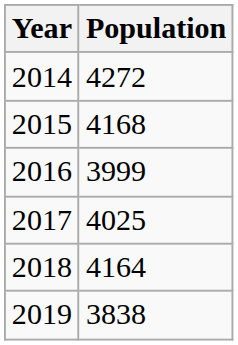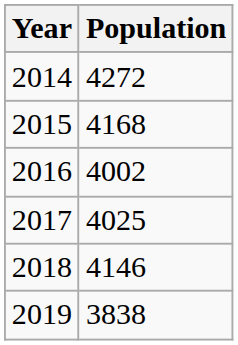(116, 171) 3999 -> (116, 171) 4002
(116, 266) 4164 -> (116, 266) 4146
